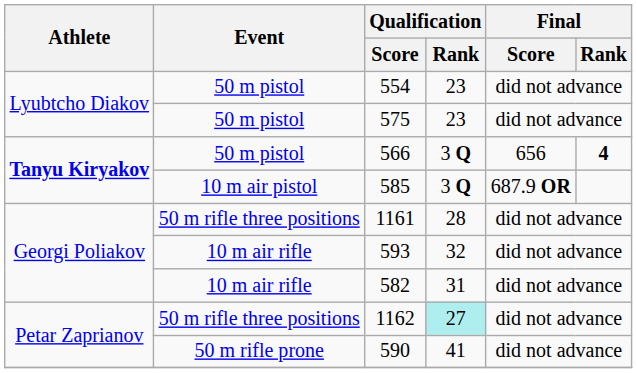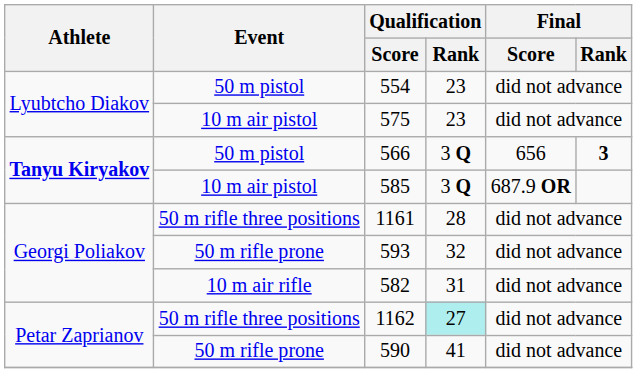(259, 120) 50 m pistol -> (259, 120) 10 m air pistol
(604, 153) 4 -> (604, 153) 3
(259, 252) 10 m air rifle -> (259, 252) 50 m rifle prone
